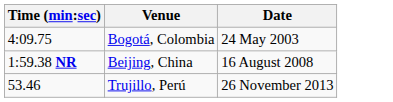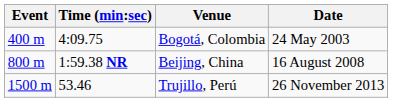+ column: (30, 16)
